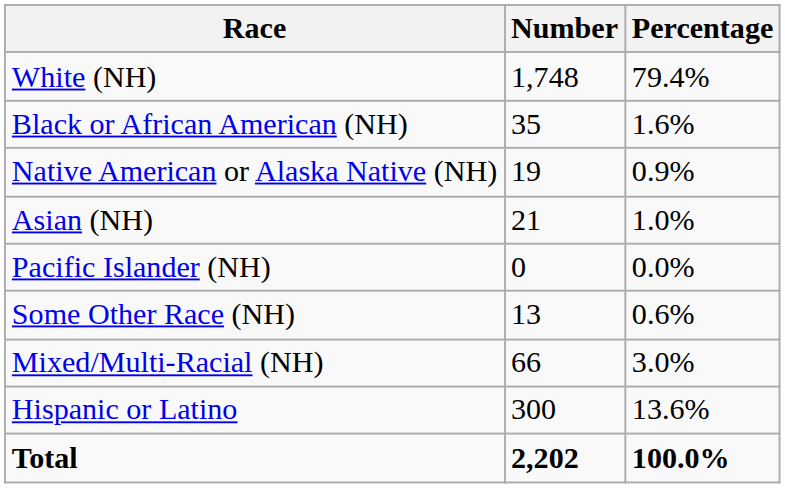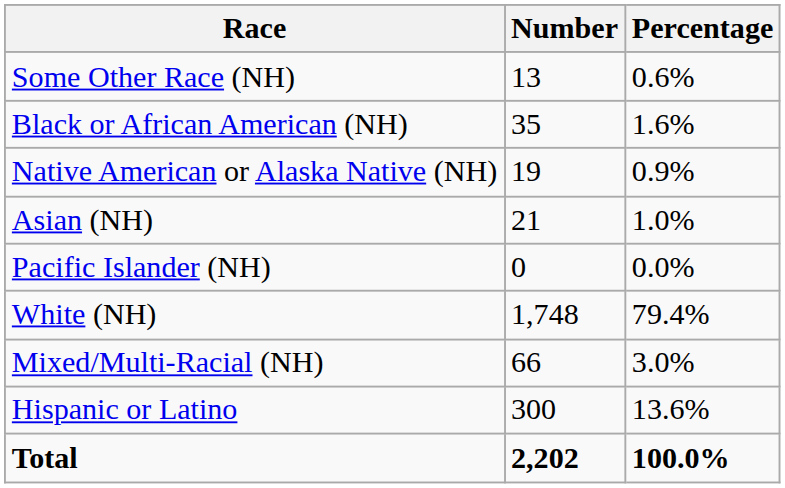rows swapped: (84, 76) <-> (153, 314)
